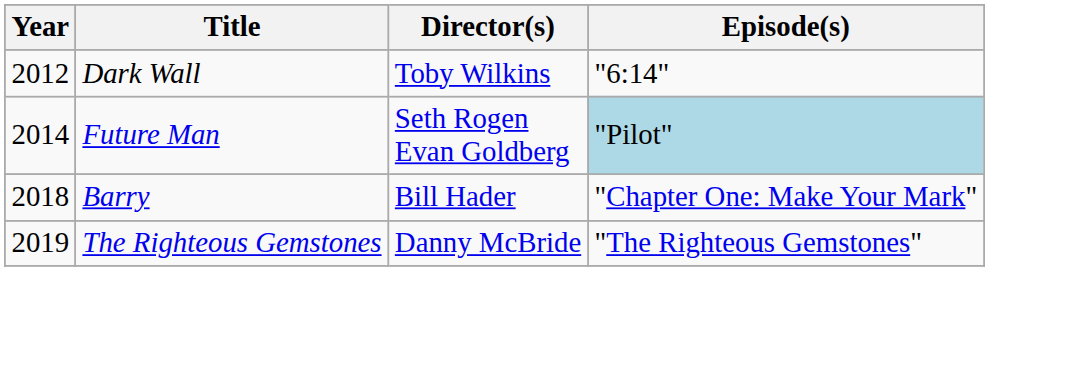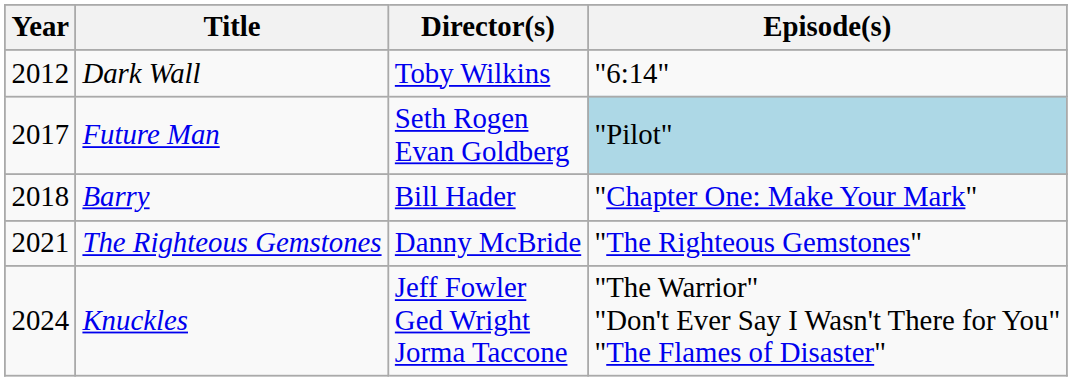(40, 134) 2014 -> (40, 134) 2017
(40, 242) 2019 -> (40, 242) 2021
+ row: (135, 320)
